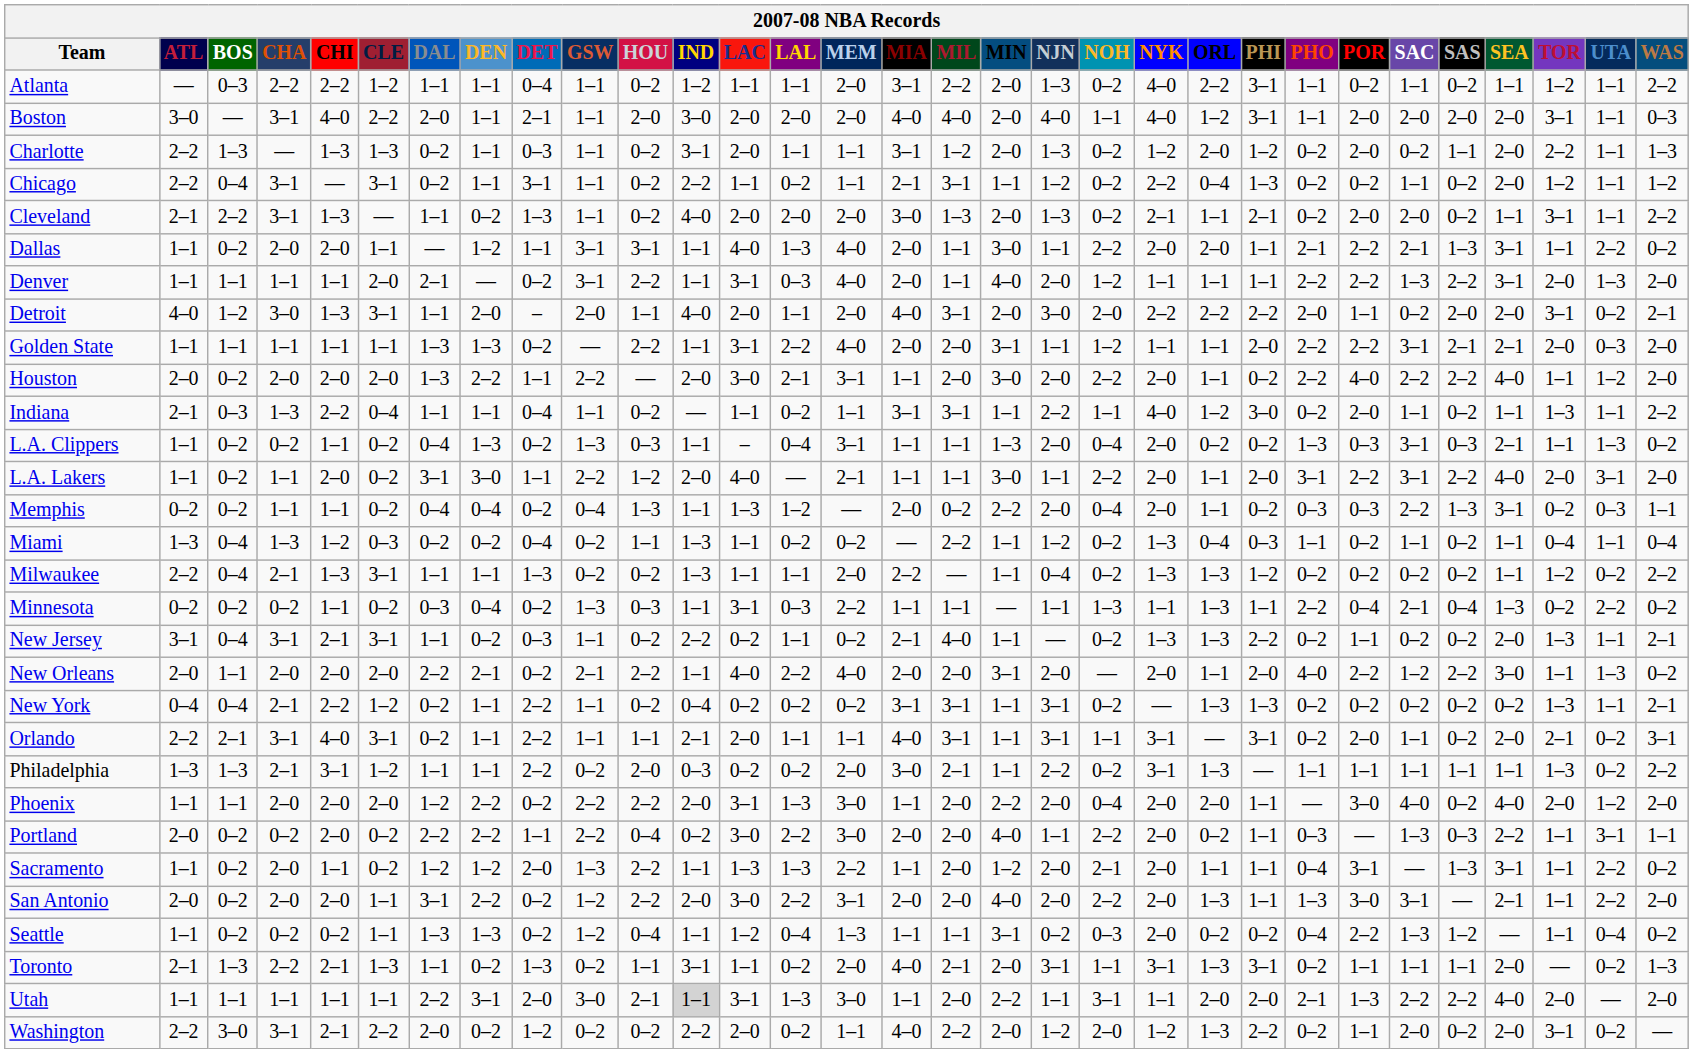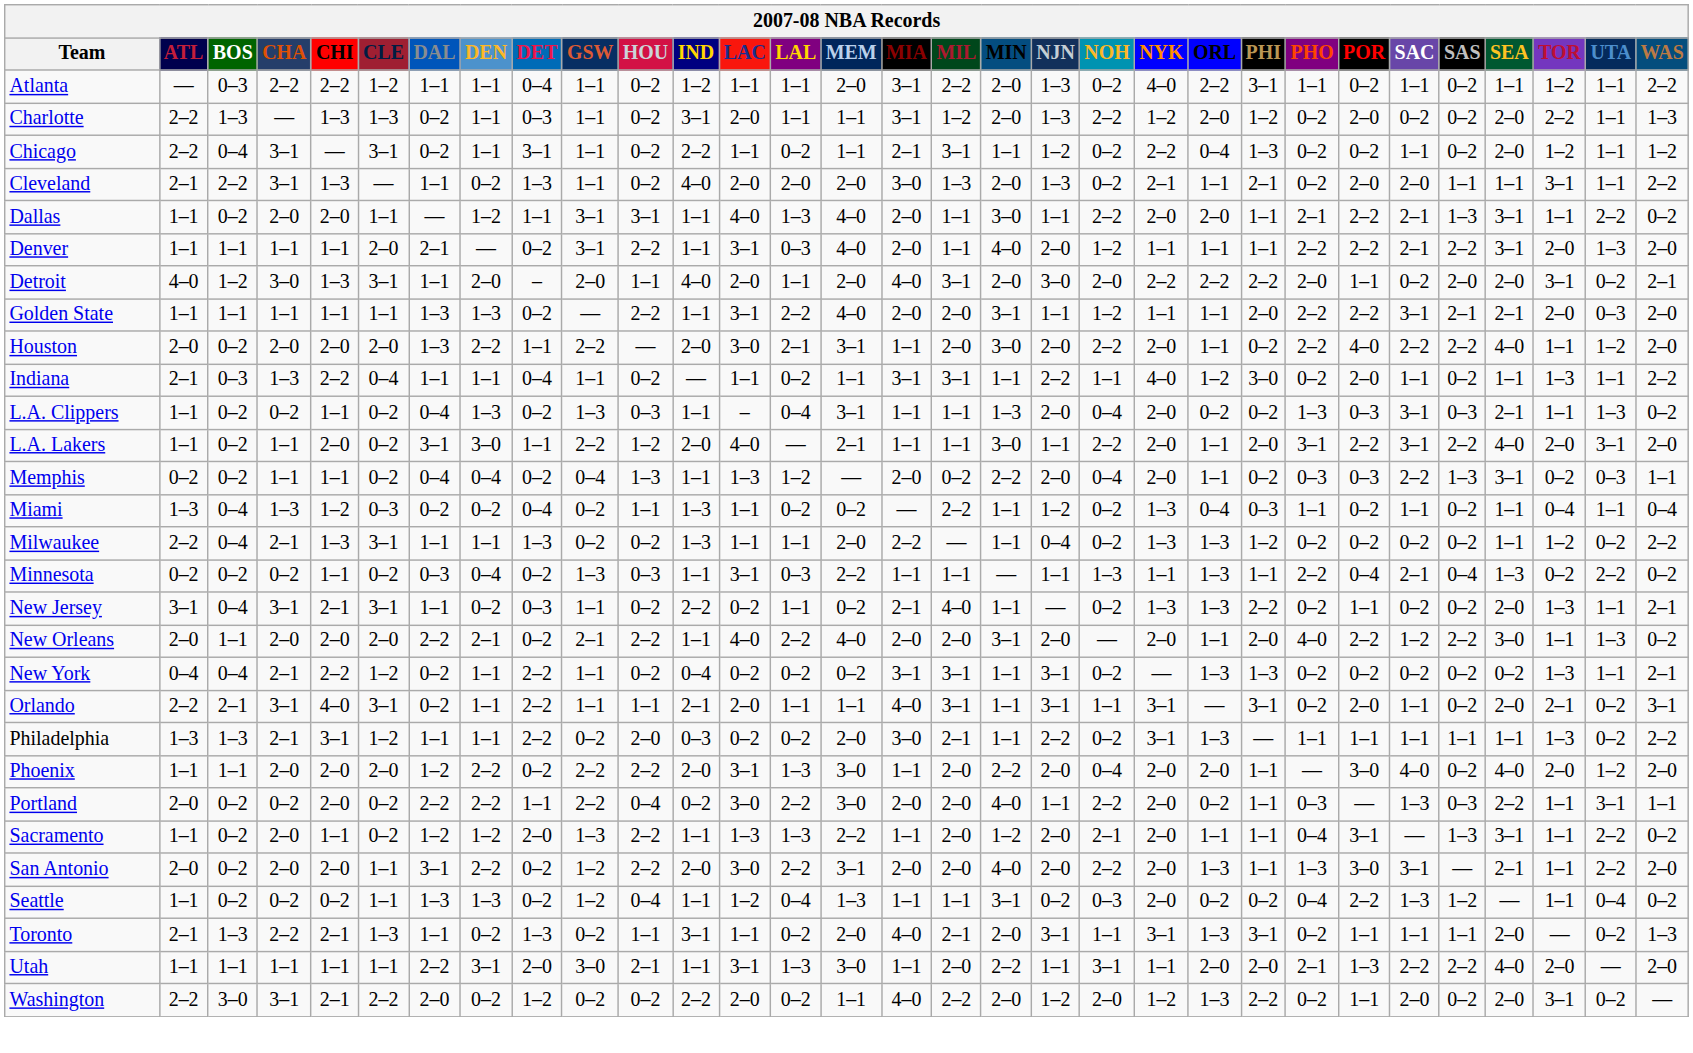- row: (38, 118)
(1107, 151) 0–2 -> (1107, 118) 2–2
(1462, 151) 1–1 -> (1462, 118) 0–2
(1462, 216) 0–2 -> (1462, 183) 1–1
(1415, 281) 1–3 -> (1415, 248) 2–1
(696, 999) lightgrey background -> (696, 966) no background
